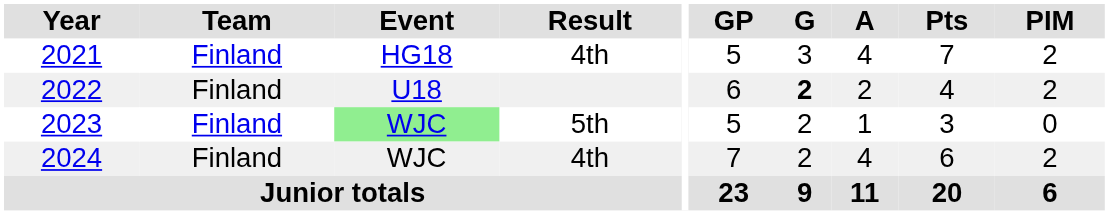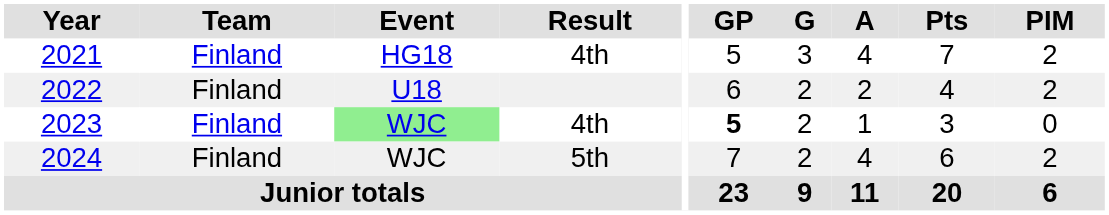(805, 89) bold -> (805, 89) normal
(590, 124) 5th -> (590, 124) 4th
(734, 124) normal -> (734, 124) bold
(590, 158) 4th -> (590, 158) 5th
